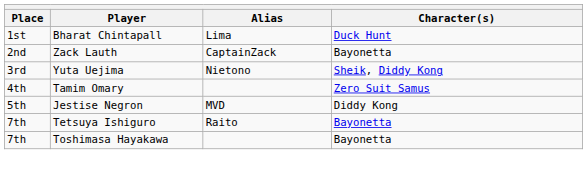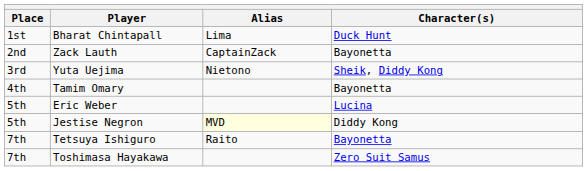(382, 88) Zero Suit Samus -> (363, 88) Bayonetta
+ row: (85, 105)
(215, 105) no background -> (215, 122) lightyellow background
(363, 140) Bayonetta -> (382, 157) Zero Suit Samus
